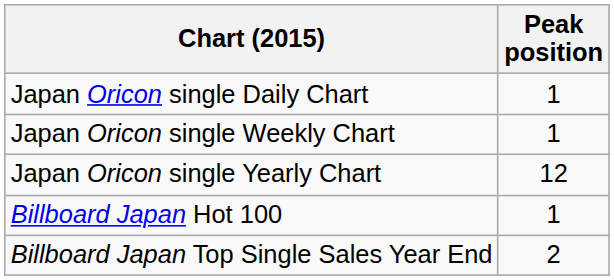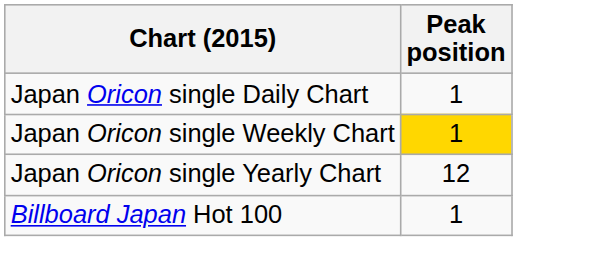(554, 133) no background -> (456, 133) gold background
- row: (252, 255)
